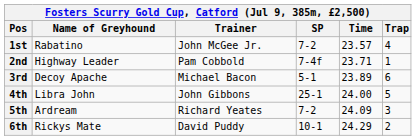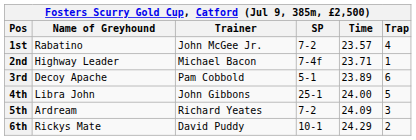(211, 61) Pam Cobbold -> (217, 61) Michael Bacon
(217, 78) Michael Bacon -> (211, 78) Pam Cobbold
